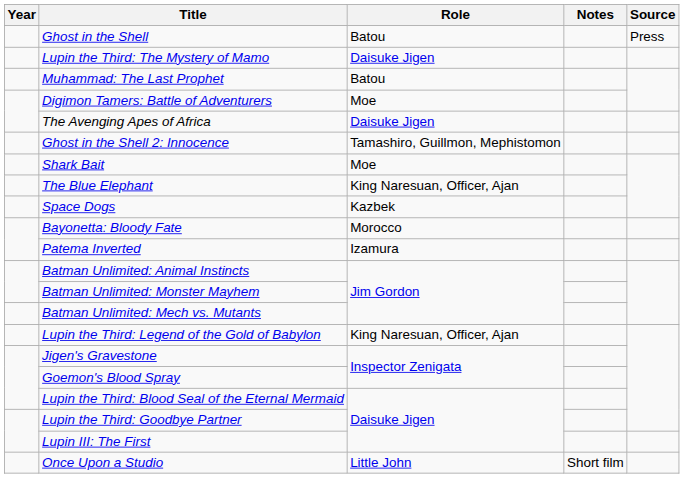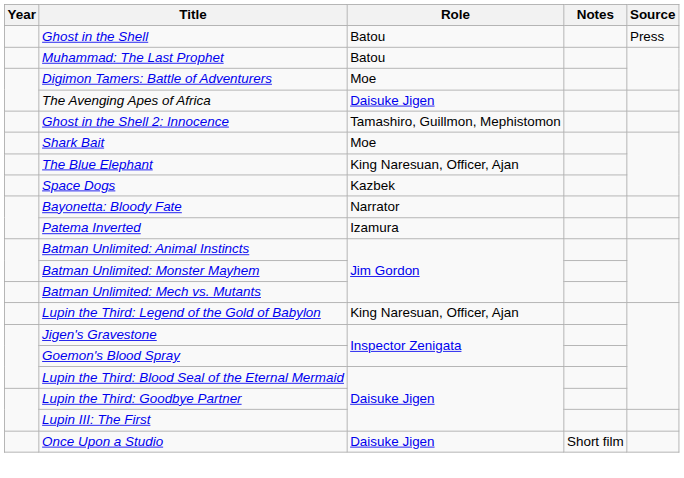- row: (156, 57)
(376, 228) Morocco -> (375, 206) Narrator
(381, 462) Little John -> (392, 441) Daisuke Jigen
